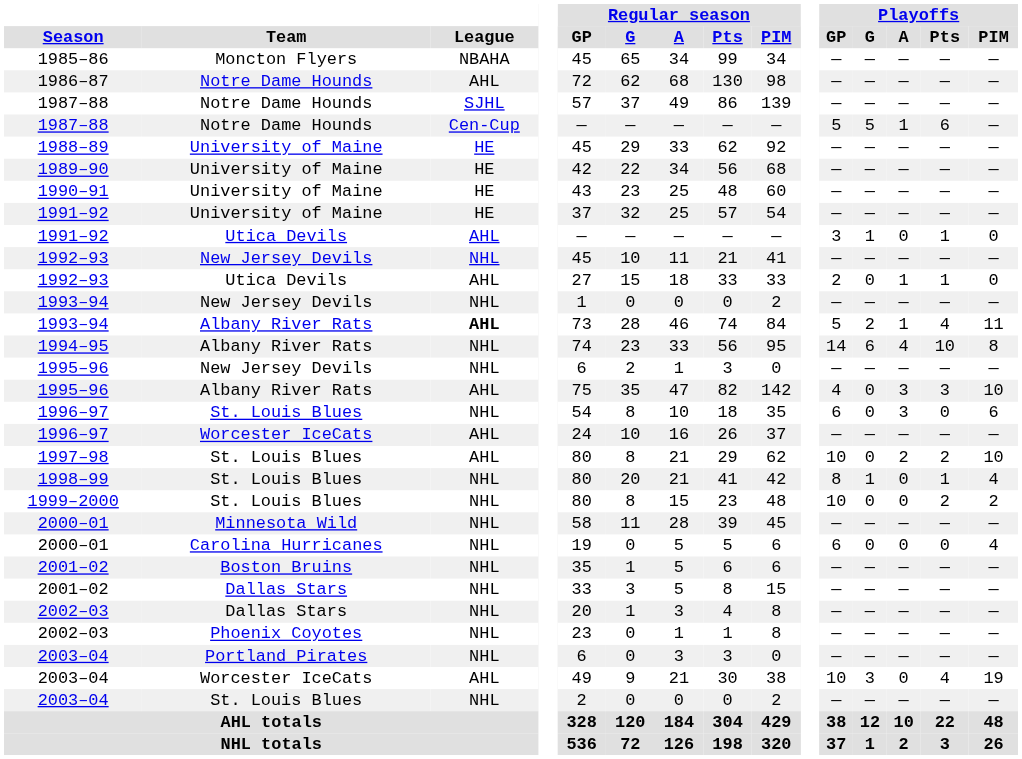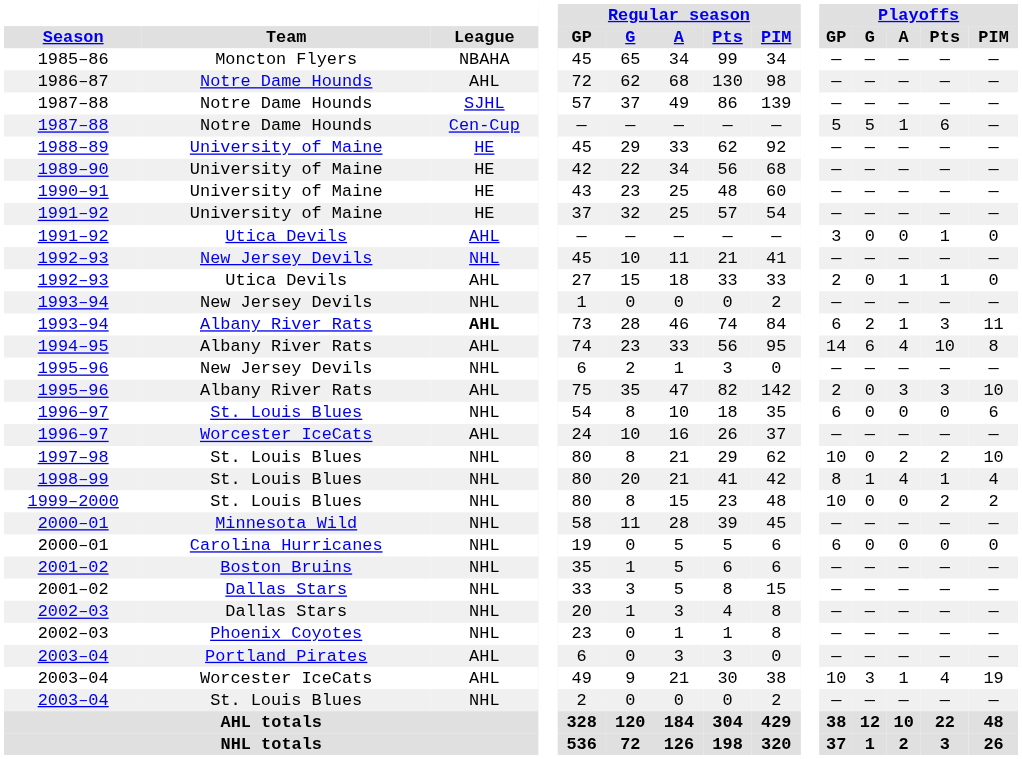(870, 236) 1 -> (870, 236) 0
(836, 324) 5 -> (836, 324) 6
(945, 324) 4 -> (945, 324) 3
(484, 347) NHL -> (484, 347) AHL
(836, 391) 4 -> (836, 391) 2
(904, 413) 3 -> (904, 413) 0
(484, 457) AHL -> (484, 457) NHL
(904, 479) 0 -> (904, 479) 4
(994, 545) 4 -> (994, 545) 0
(484, 656) NHL -> (484, 656) AHL
(904, 678) 0 -> (904, 678) 1
